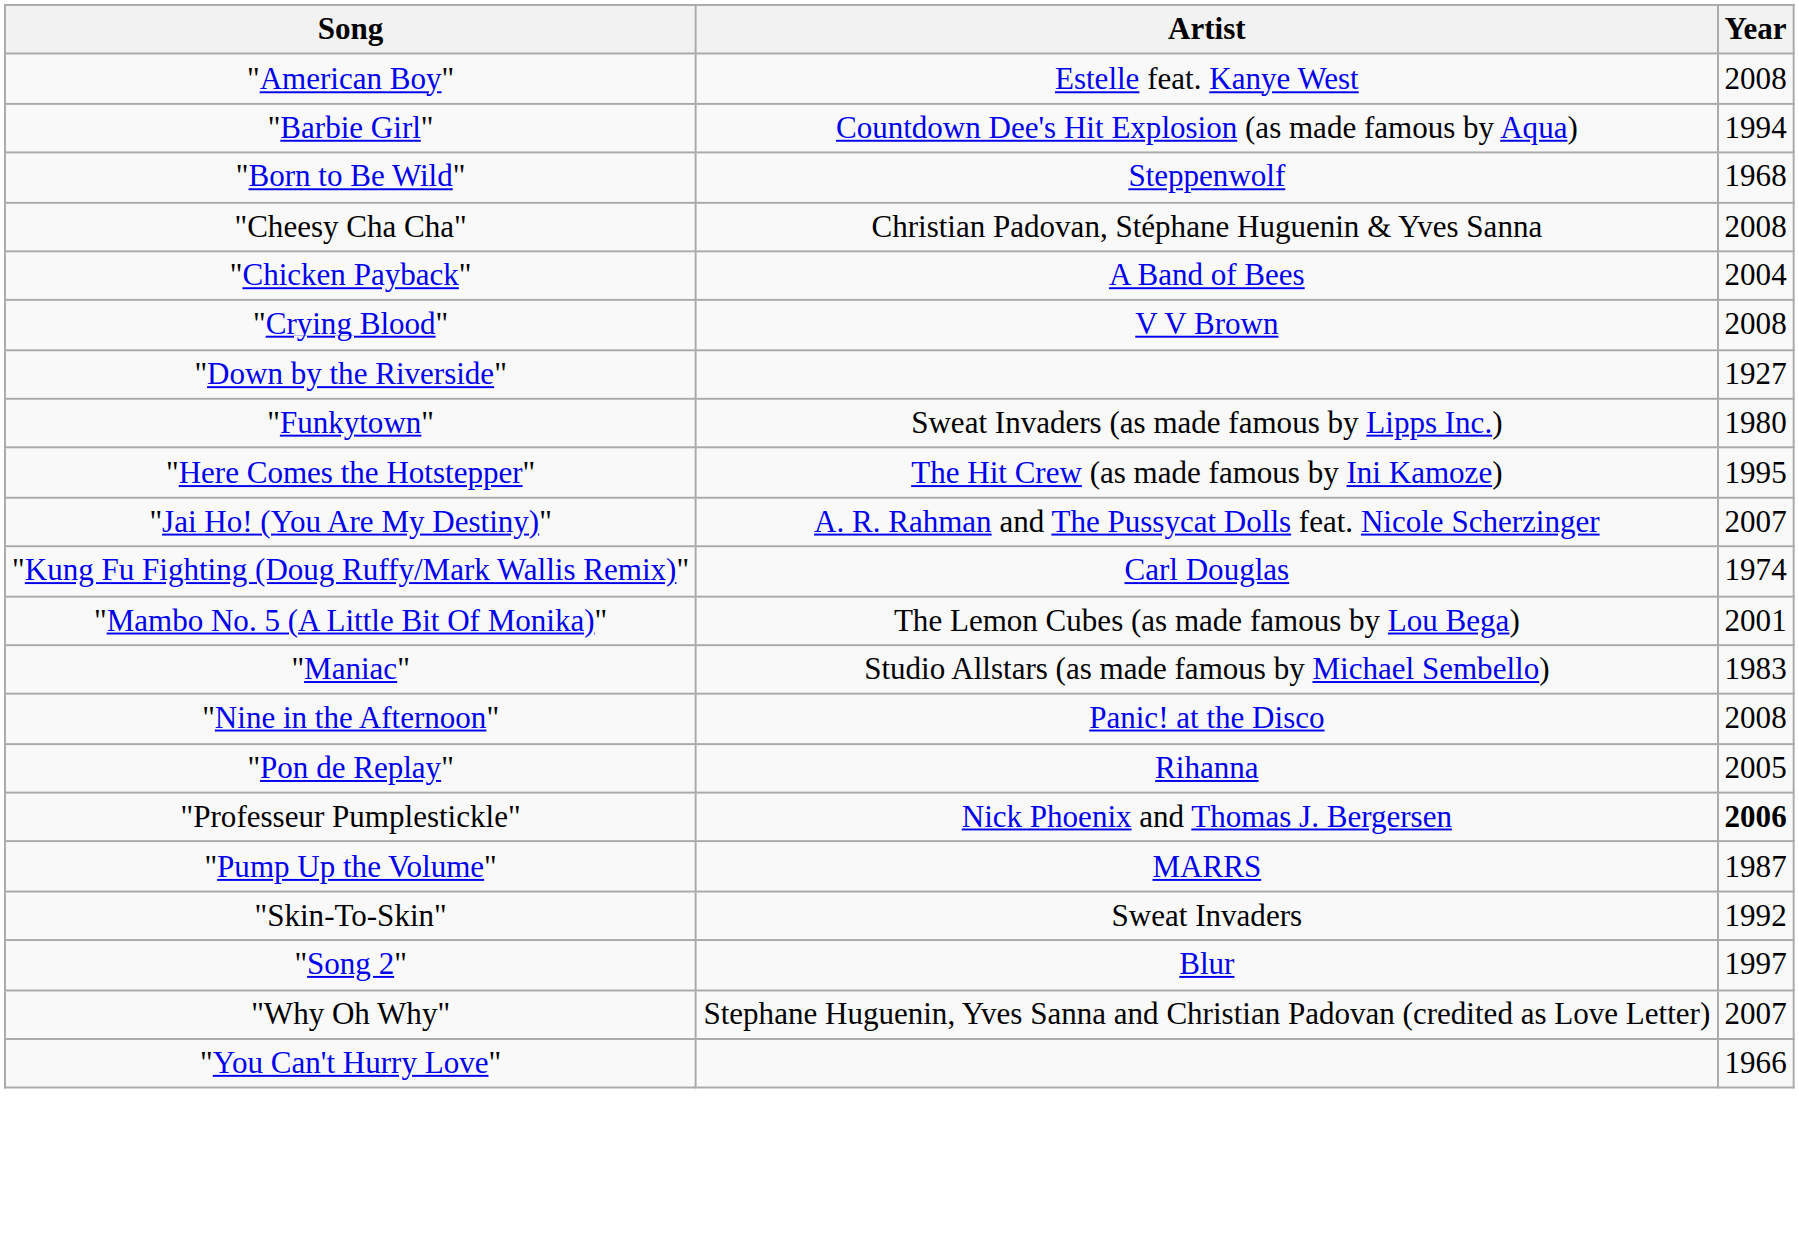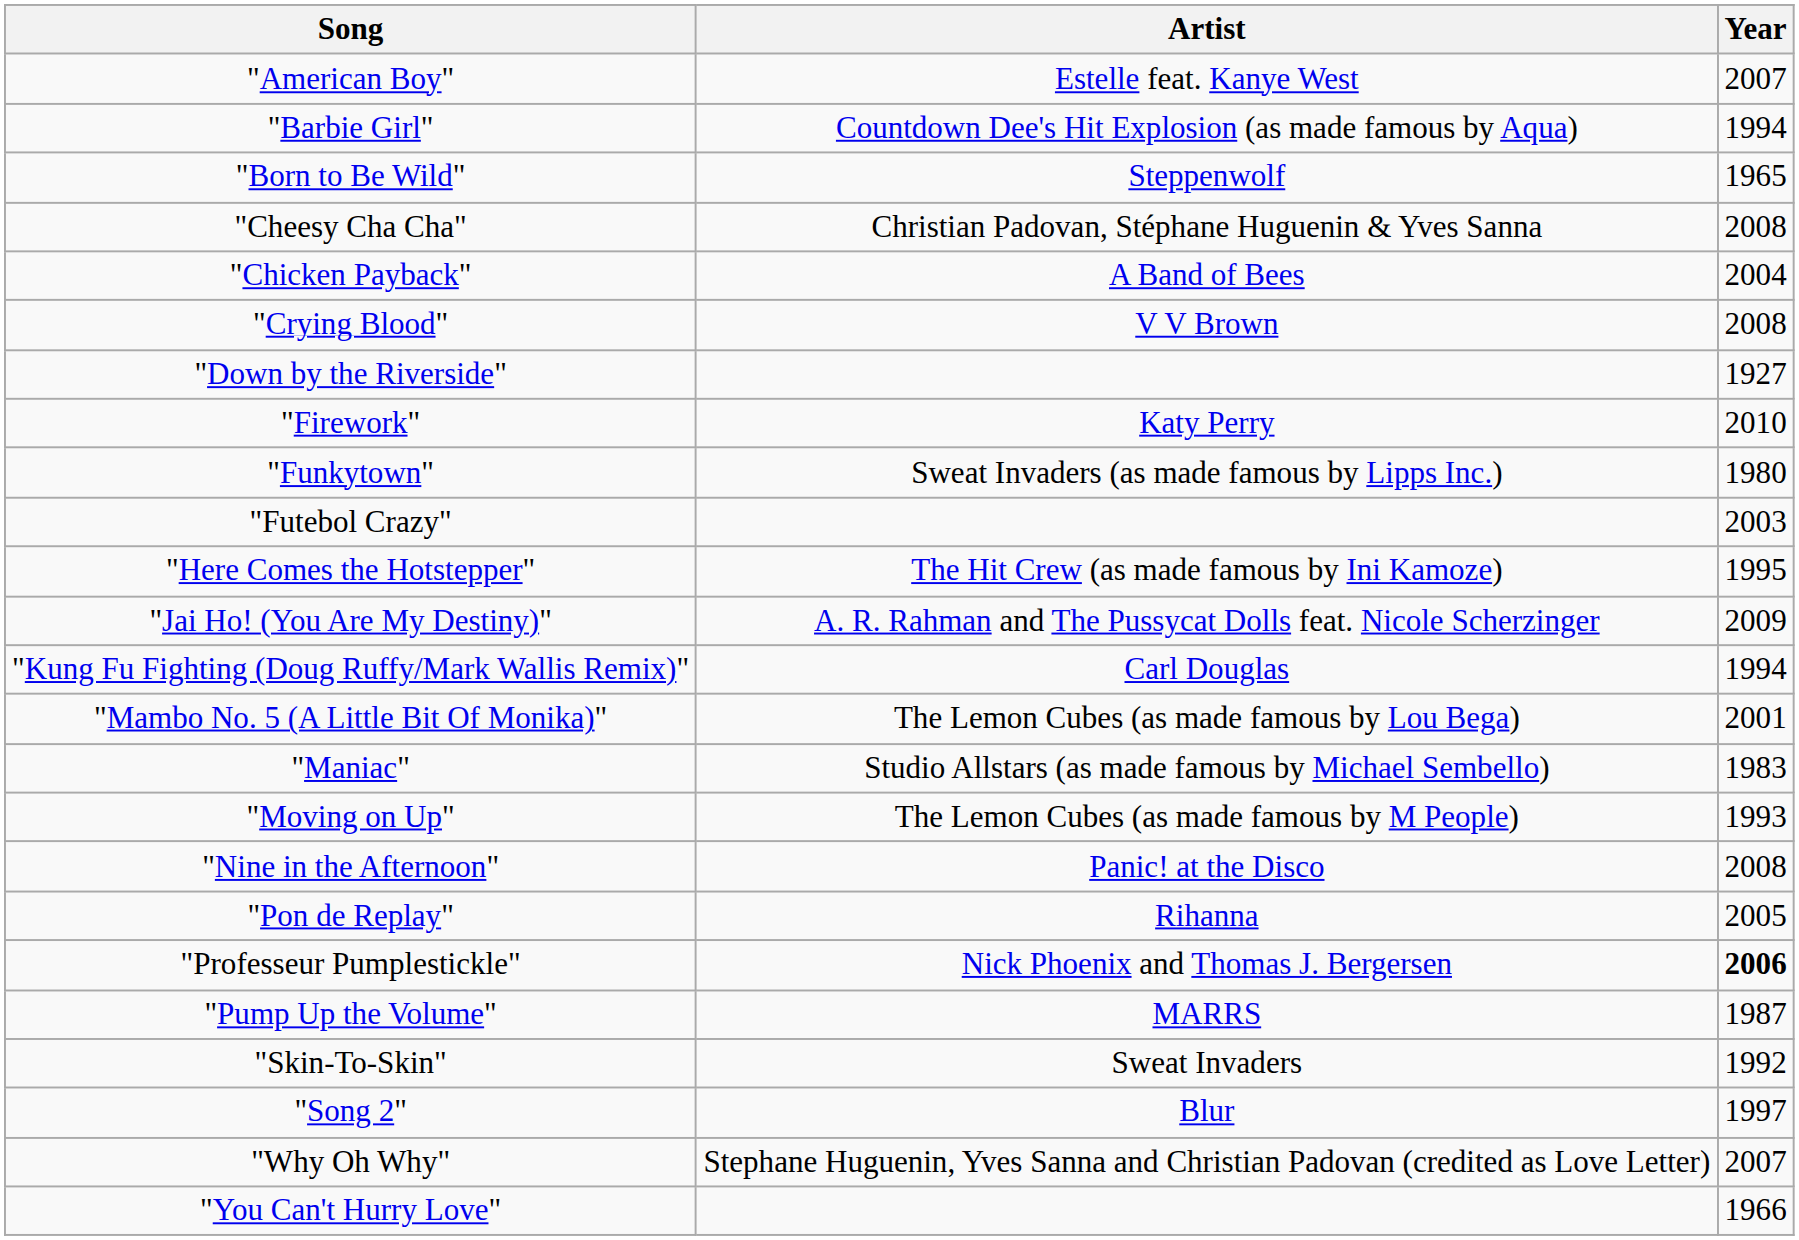(1756, 78) 2008 -> (1756, 78) 2007
(1756, 176) 1968 -> (1756, 176) 1965
+ row: (351, 422)
+ row: (351, 521)
(1756, 521) 2007 -> (1756, 619) 2009
(1756, 570) 1974 -> (1756, 669) 1994
+ row: (351, 816)
